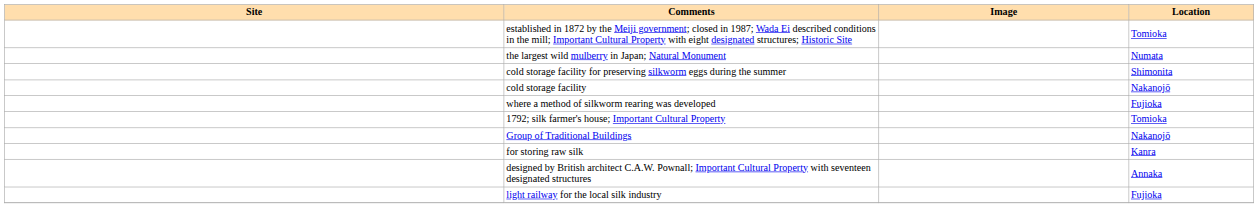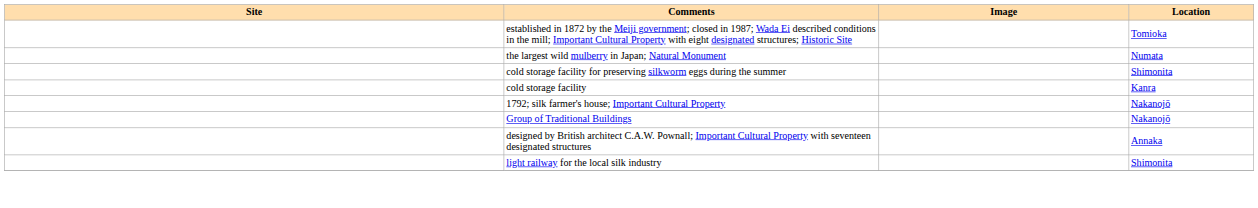(1151, 87) Nakanojō -> (1143, 87) Kanra
- row: (611, 103)
(1149, 119) Tomioka -> (1151, 103) Nakanojō
- row: (545, 151)
(1146, 195) Fujioka -> (1152, 163) Shimonita
